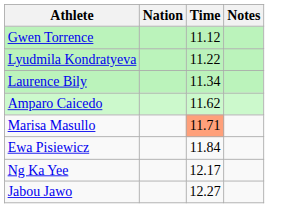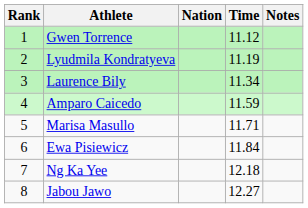+ column: (24, 15)
(205, 59) 11.22 -> (244, 59) 11.19
(205, 103) 11.62 -> (244, 103) 11.59
(205, 125) lightsalmon background -> (244, 125) no background
(205, 170) 12.17 -> (244, 170) 12.18
